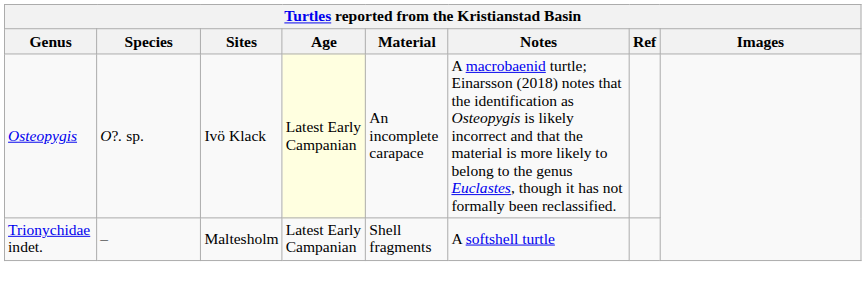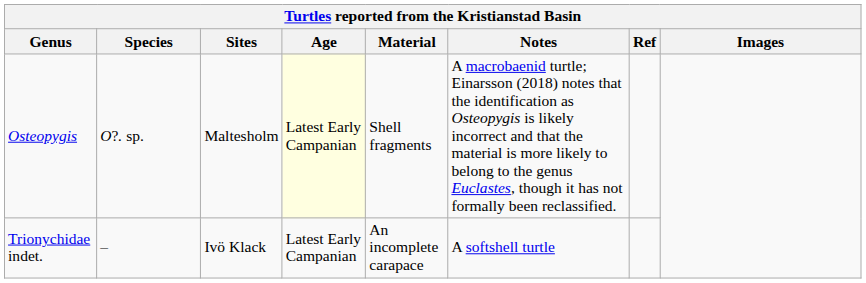(235, 135) Ivö Klack -> (241, 135) Maltesholm
(404, 135) An incomplete carapace -> (400, 135) Shell fragments
(241, 239) Maltesholm -> (235, 247) Ivö Klack
(400, 239) Shell fragments -> (404, 247) An incomplete carapace
